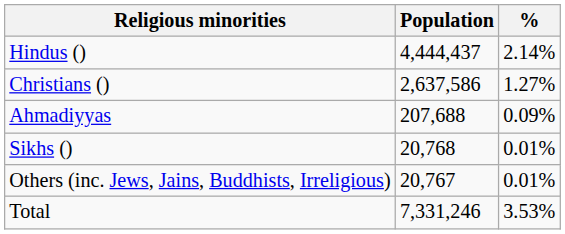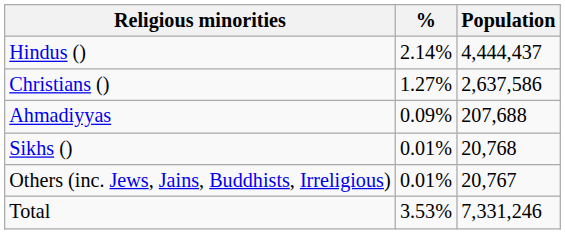columns swapped: (447, 20) <-> (529, 20)
